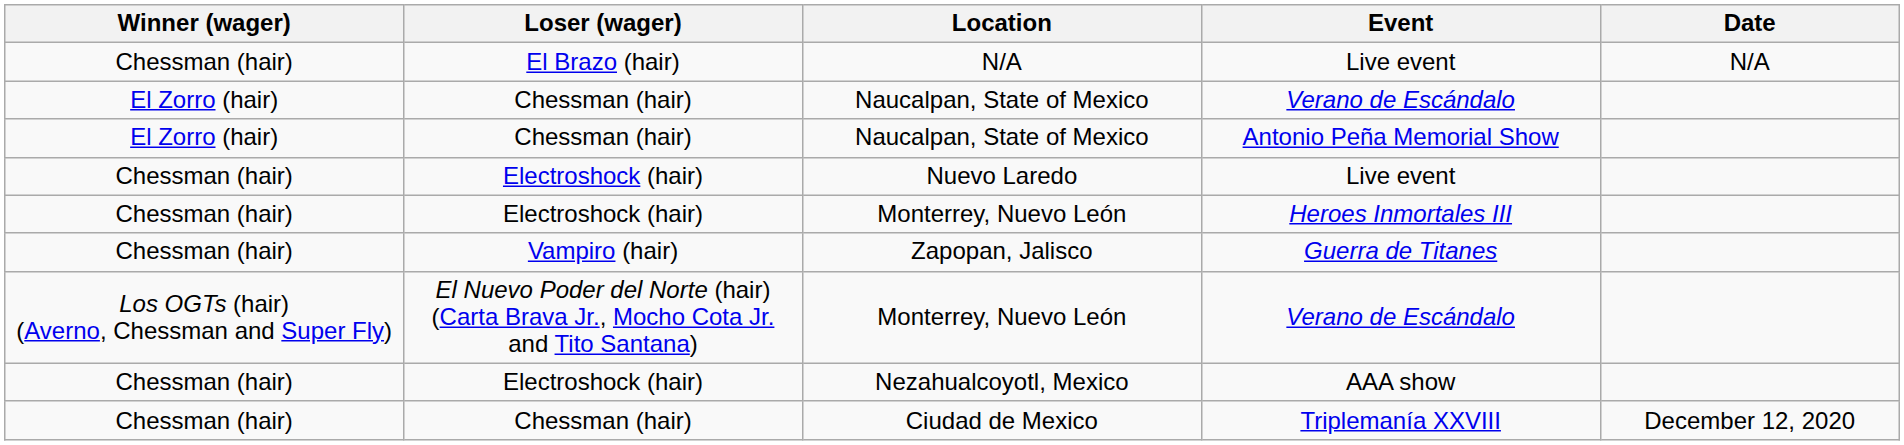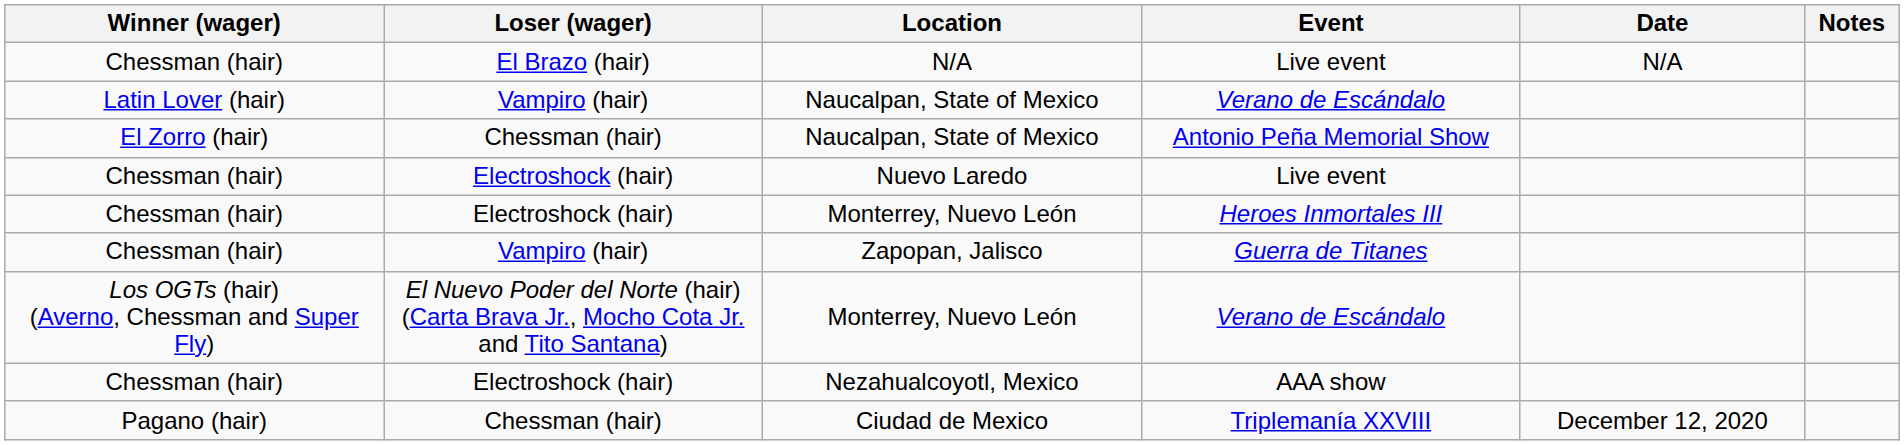+ column: (1852, 23)
(204, 99) El Zorro (hair) -> (194, 99) Latin Lover (hair)
(603, 99) Chessman (hair) -> (573, 99) Vampiro (hair)
(204, 420) Chessman (hair) -> (194, 420) Pagano (hair)
